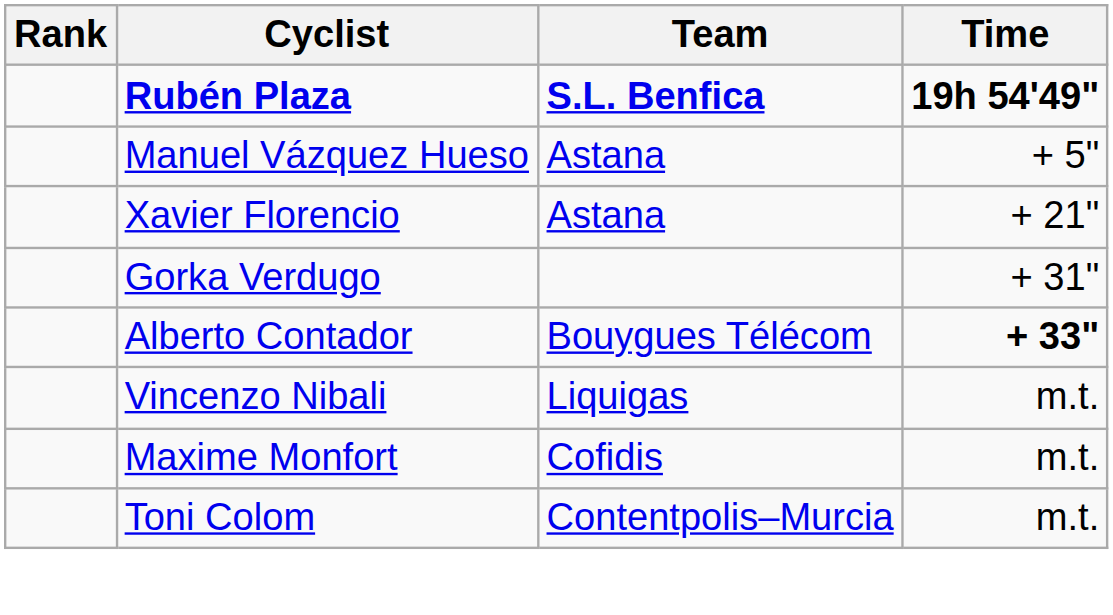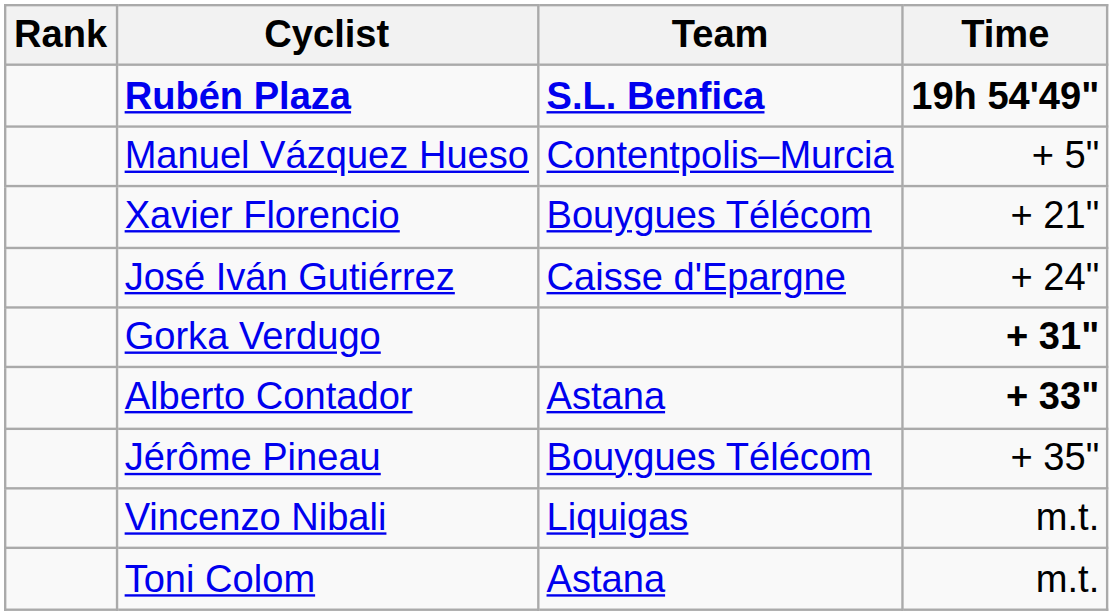(606, 155) Astana -> (720, 155) Contentpolis–Murcia
(606, 215) Astana -> (709, 215) Bouygues Télécom
+ row: (290, 276)
(1055, 276) normal -> (1053, 336) bold
(709, 336) Bouygues Télécom -> (606, 397) Astana
+ row: (253, 457)
- row: (261, 457)
(720, 517) Contentpolis–Murcia -> (606, 578) Astana
